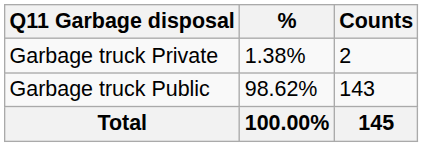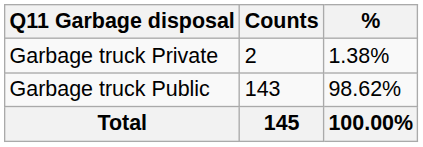columns swapped: (376, 21) <-> (287, 21)
